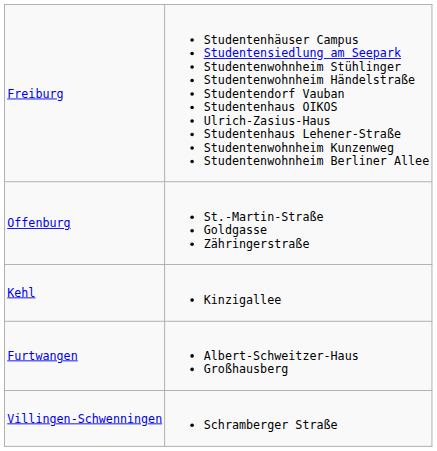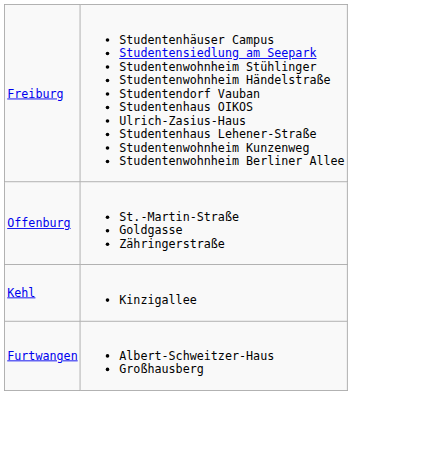- row: (85, 418)
